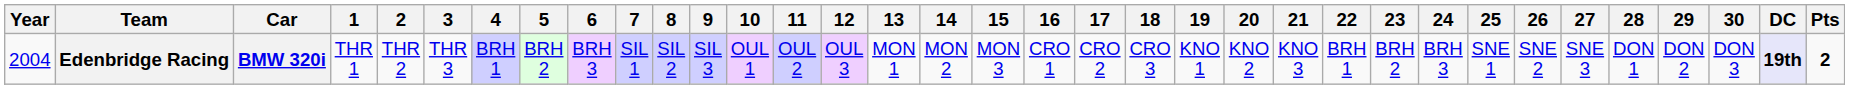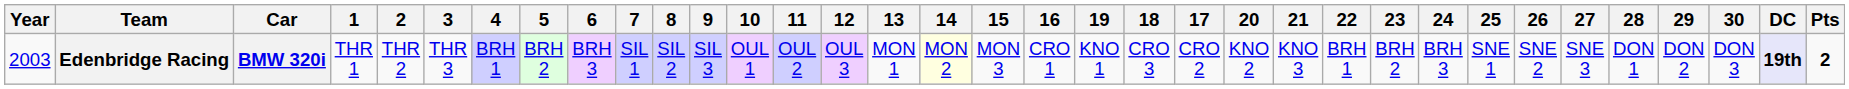columns swapped: (1100, 19) <-> (1200, 19)
(30, 59) 2004 -> (30, 59) 2003
(946, 59) no background -> (946, 59) lightyellow background
